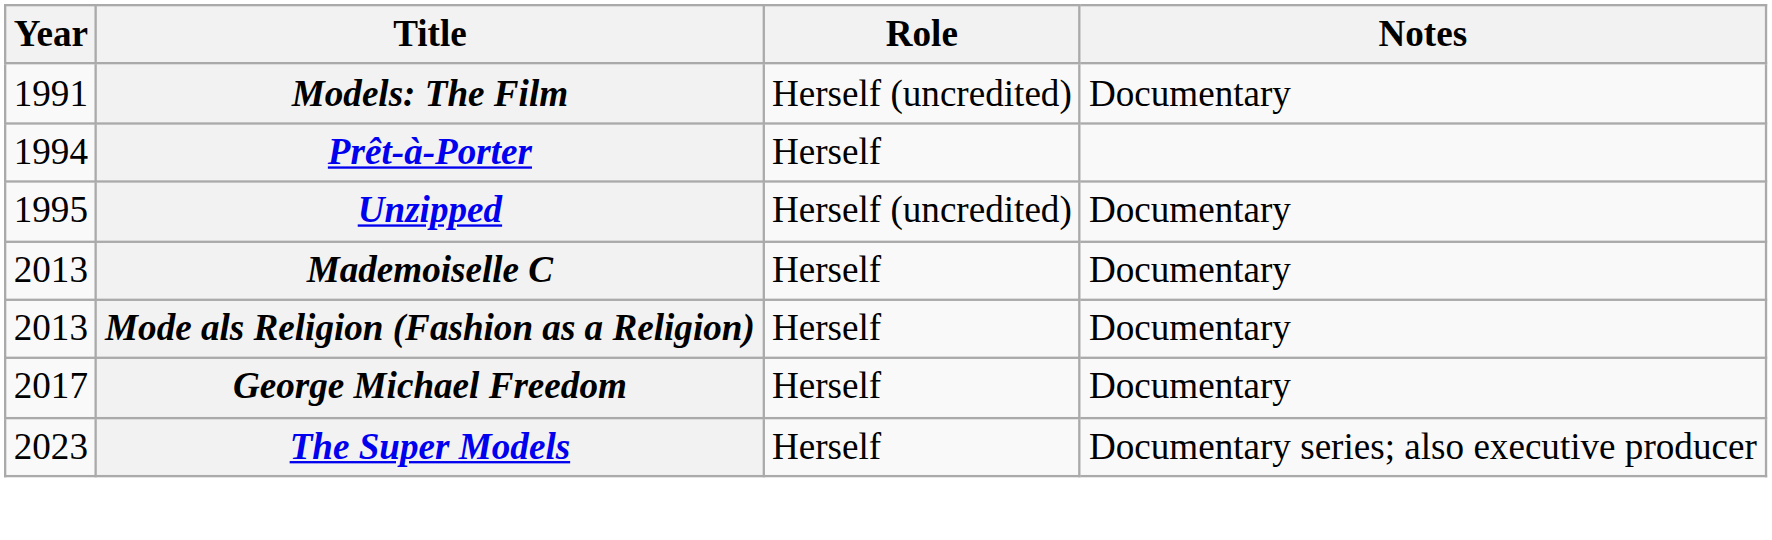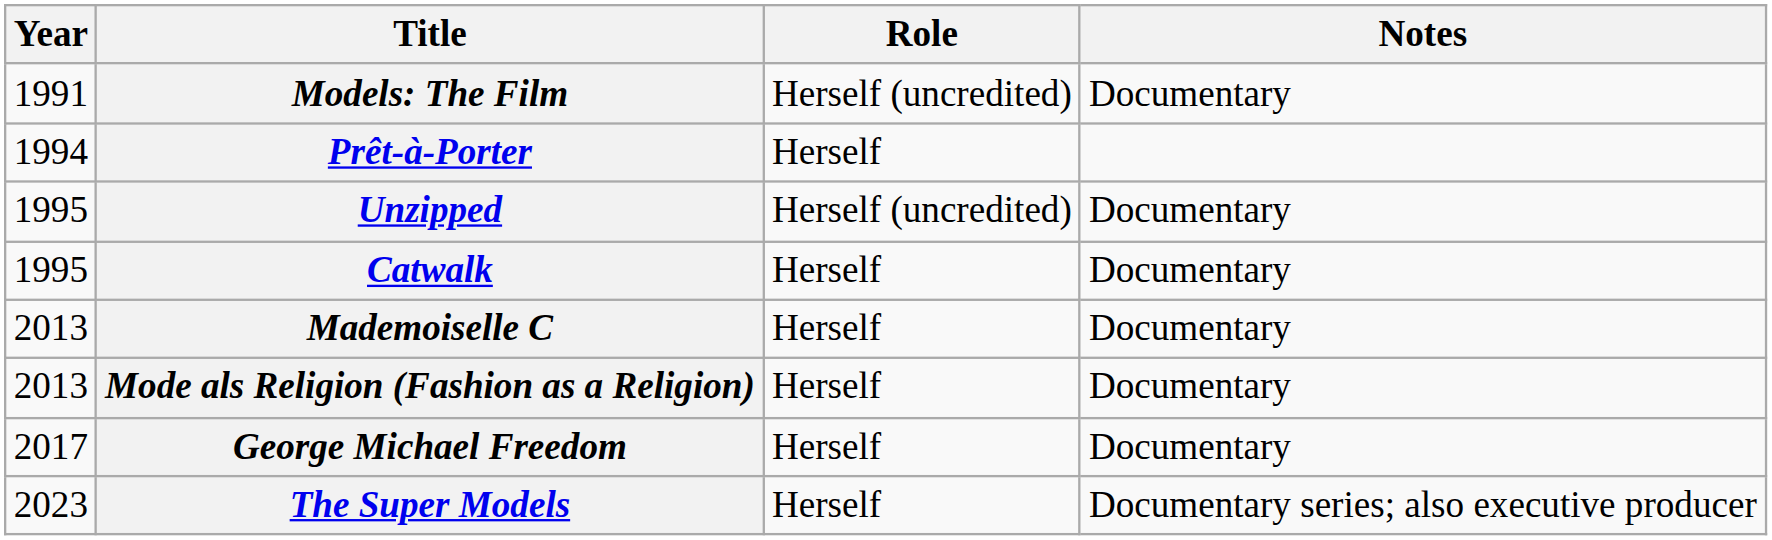+ row: (430, 269)
